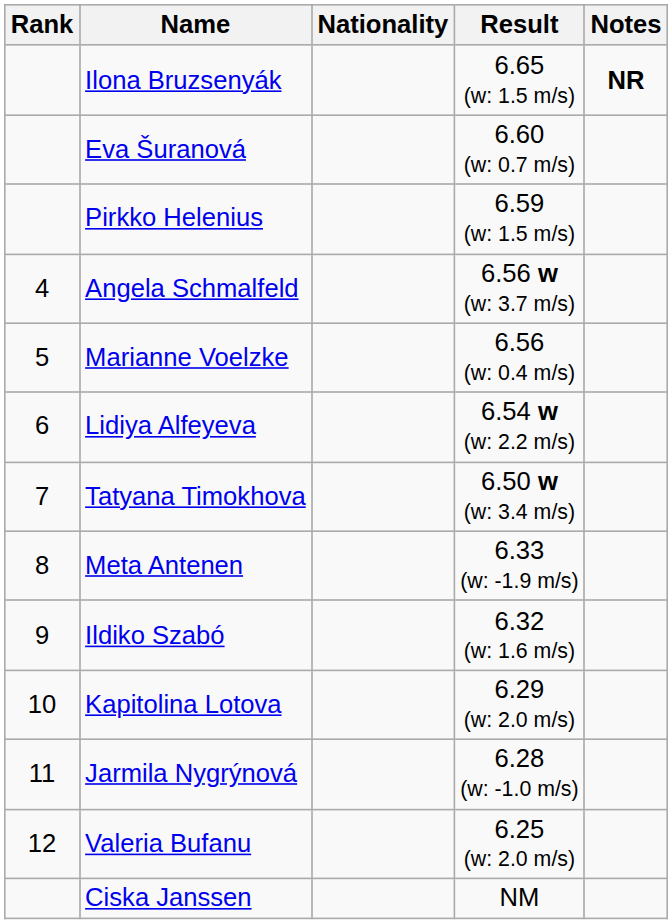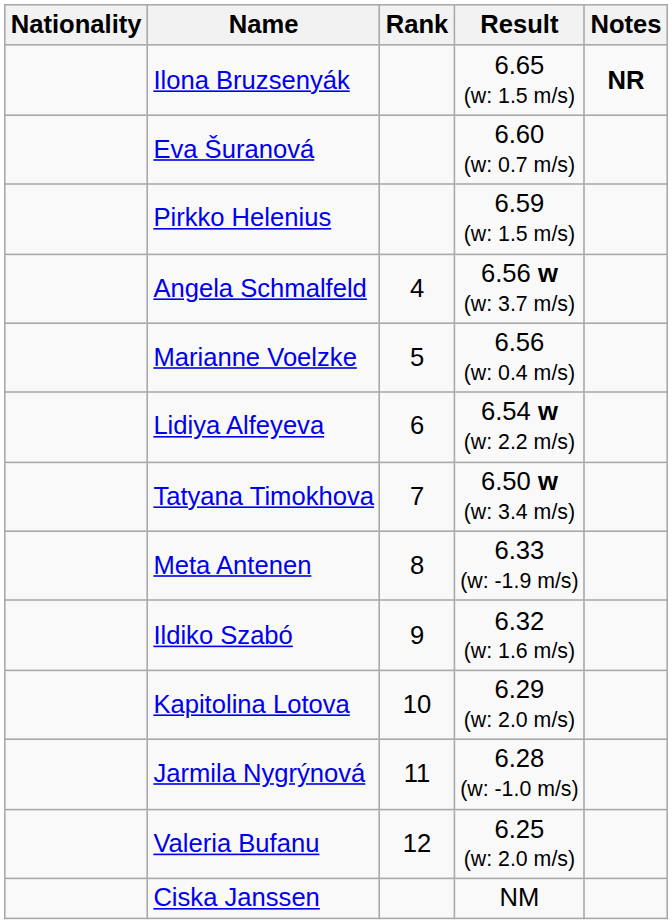columns swapped: (42, 24) <-> (383, 24)
